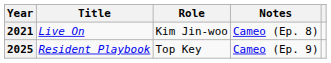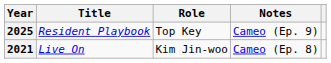rows swapped: (20, 31) <-> (20, 49)
